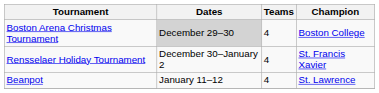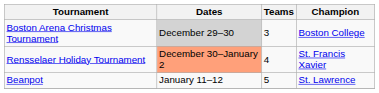(266, 33) 4 -> (266, 33) 3
(208, 59) no background -> (208, 59) lightsalmon background
(266, 80) 4 -> (266, 80) 5
